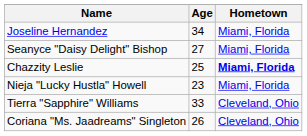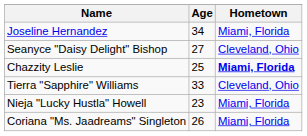(254, 49) Miami, Florida -> (259, 49) Cleveland, Ohio
rows swapped: (77, 85) <-> (73, 103)
(259, 121) Cleveland, Ohio -> (254, 121) Miami, Florida
